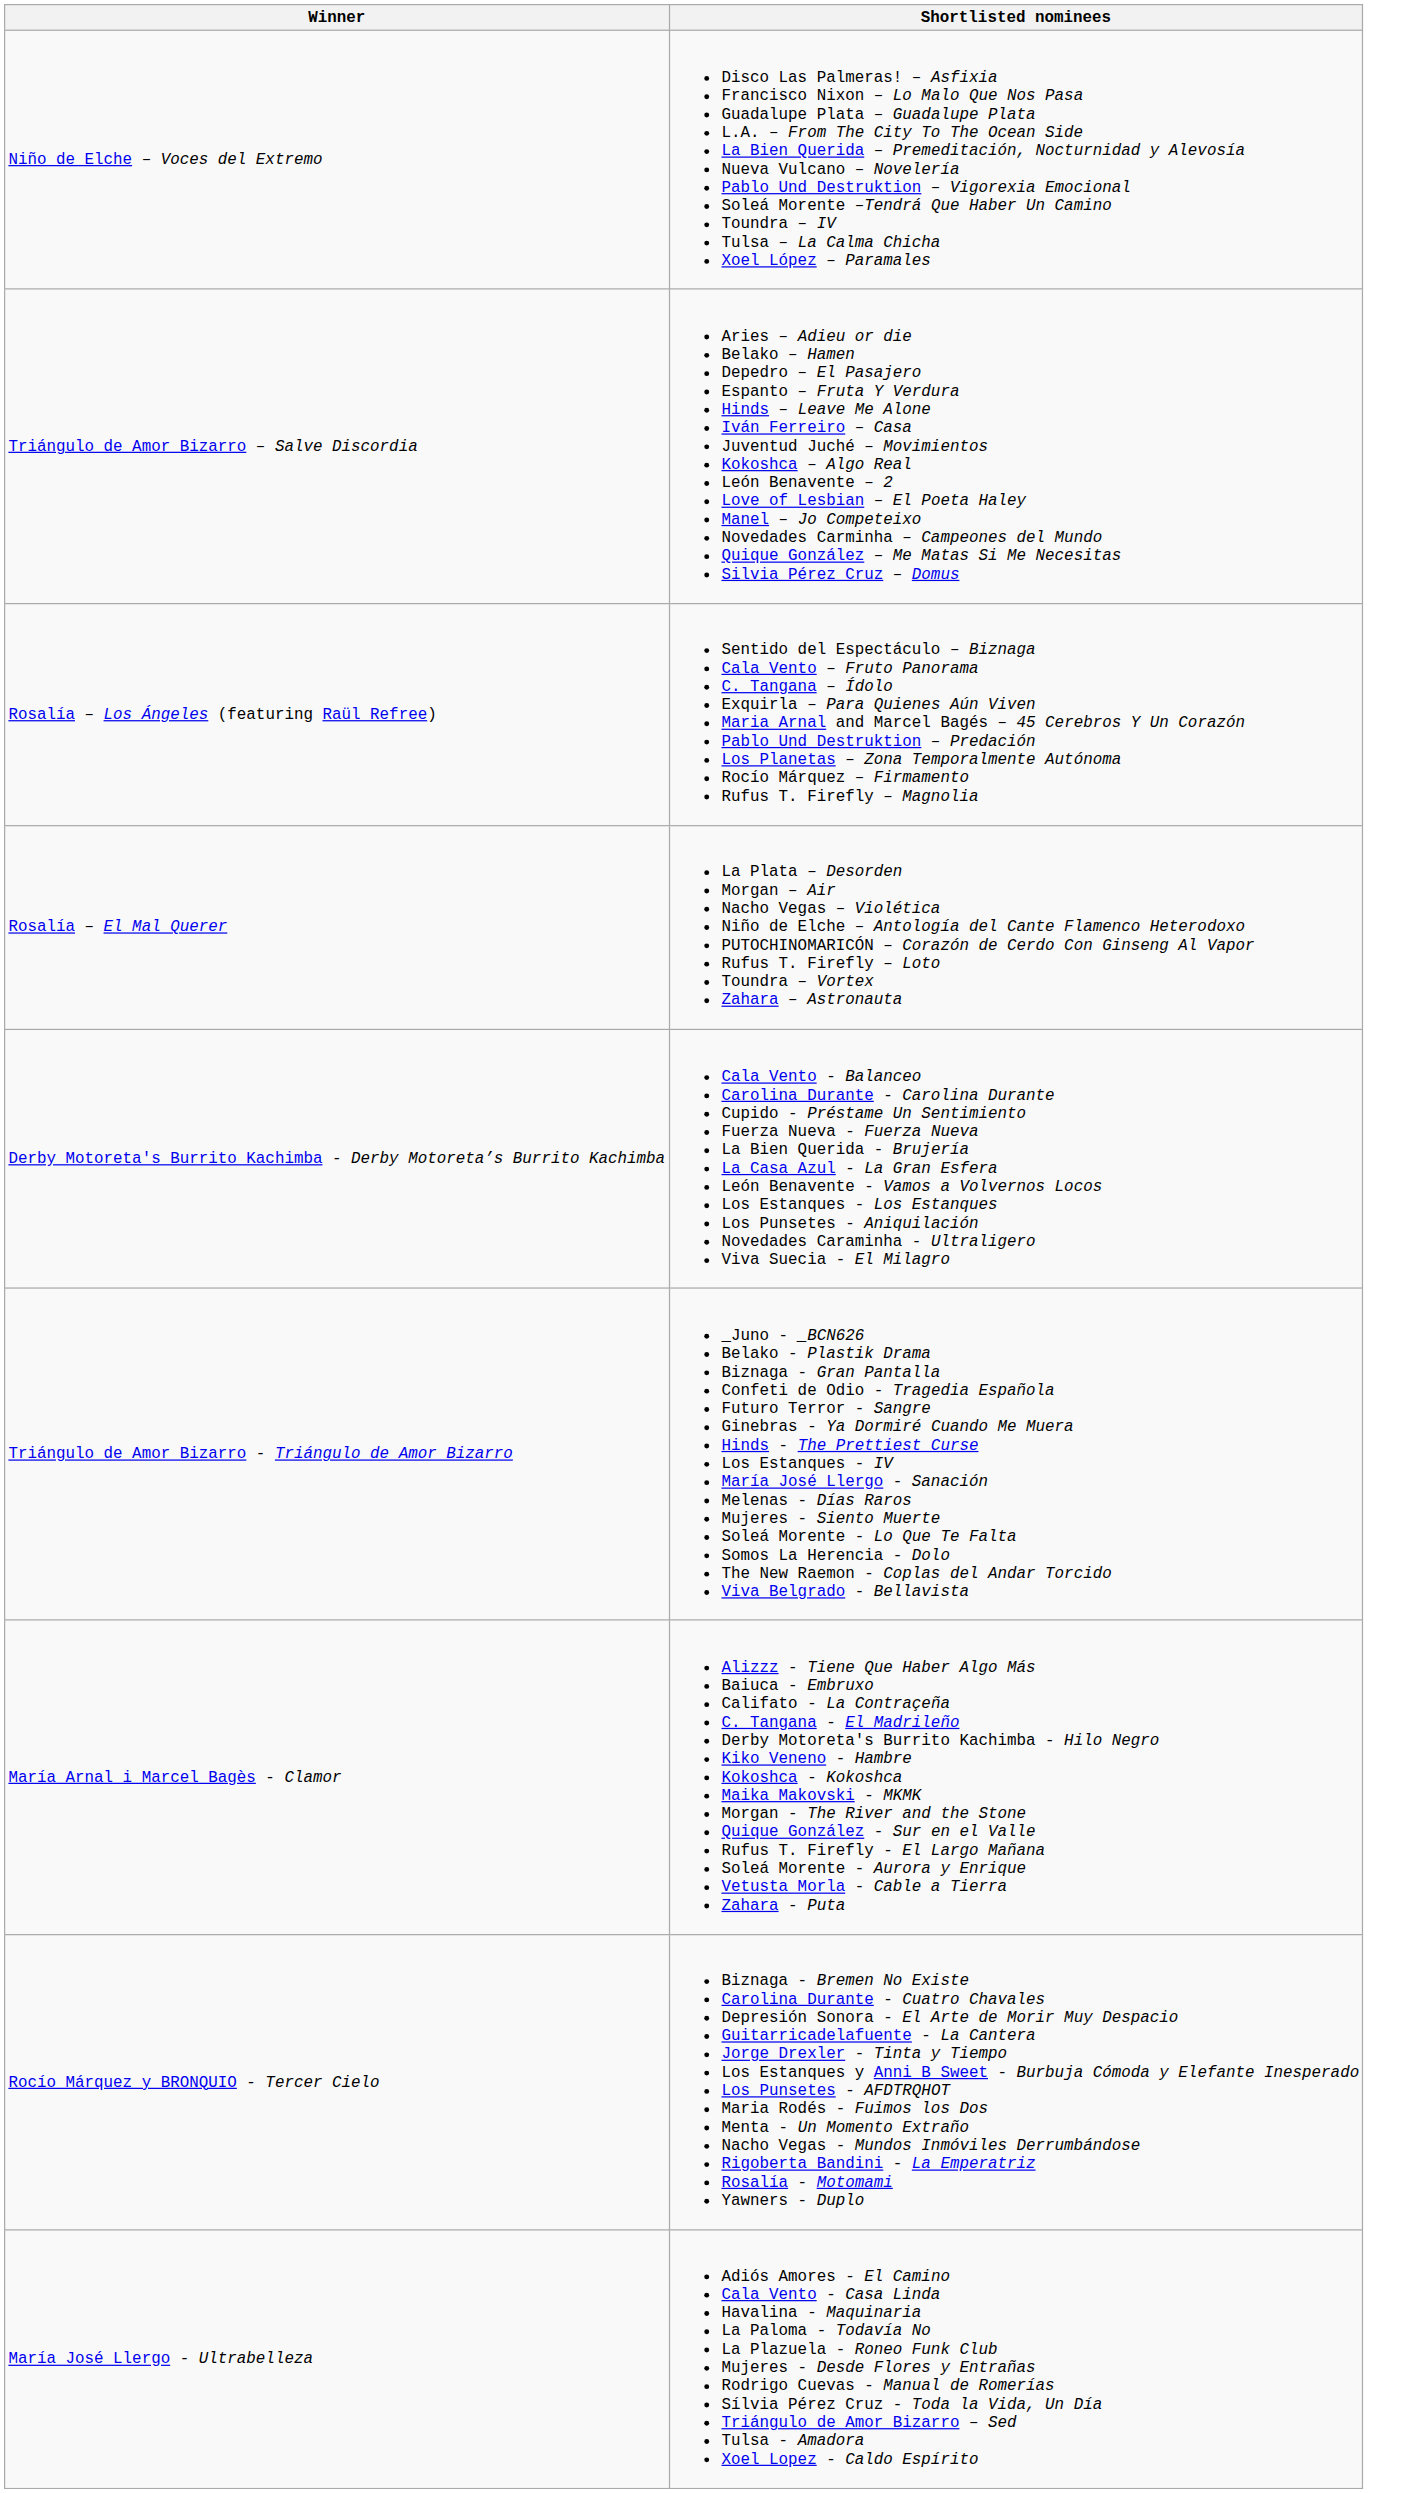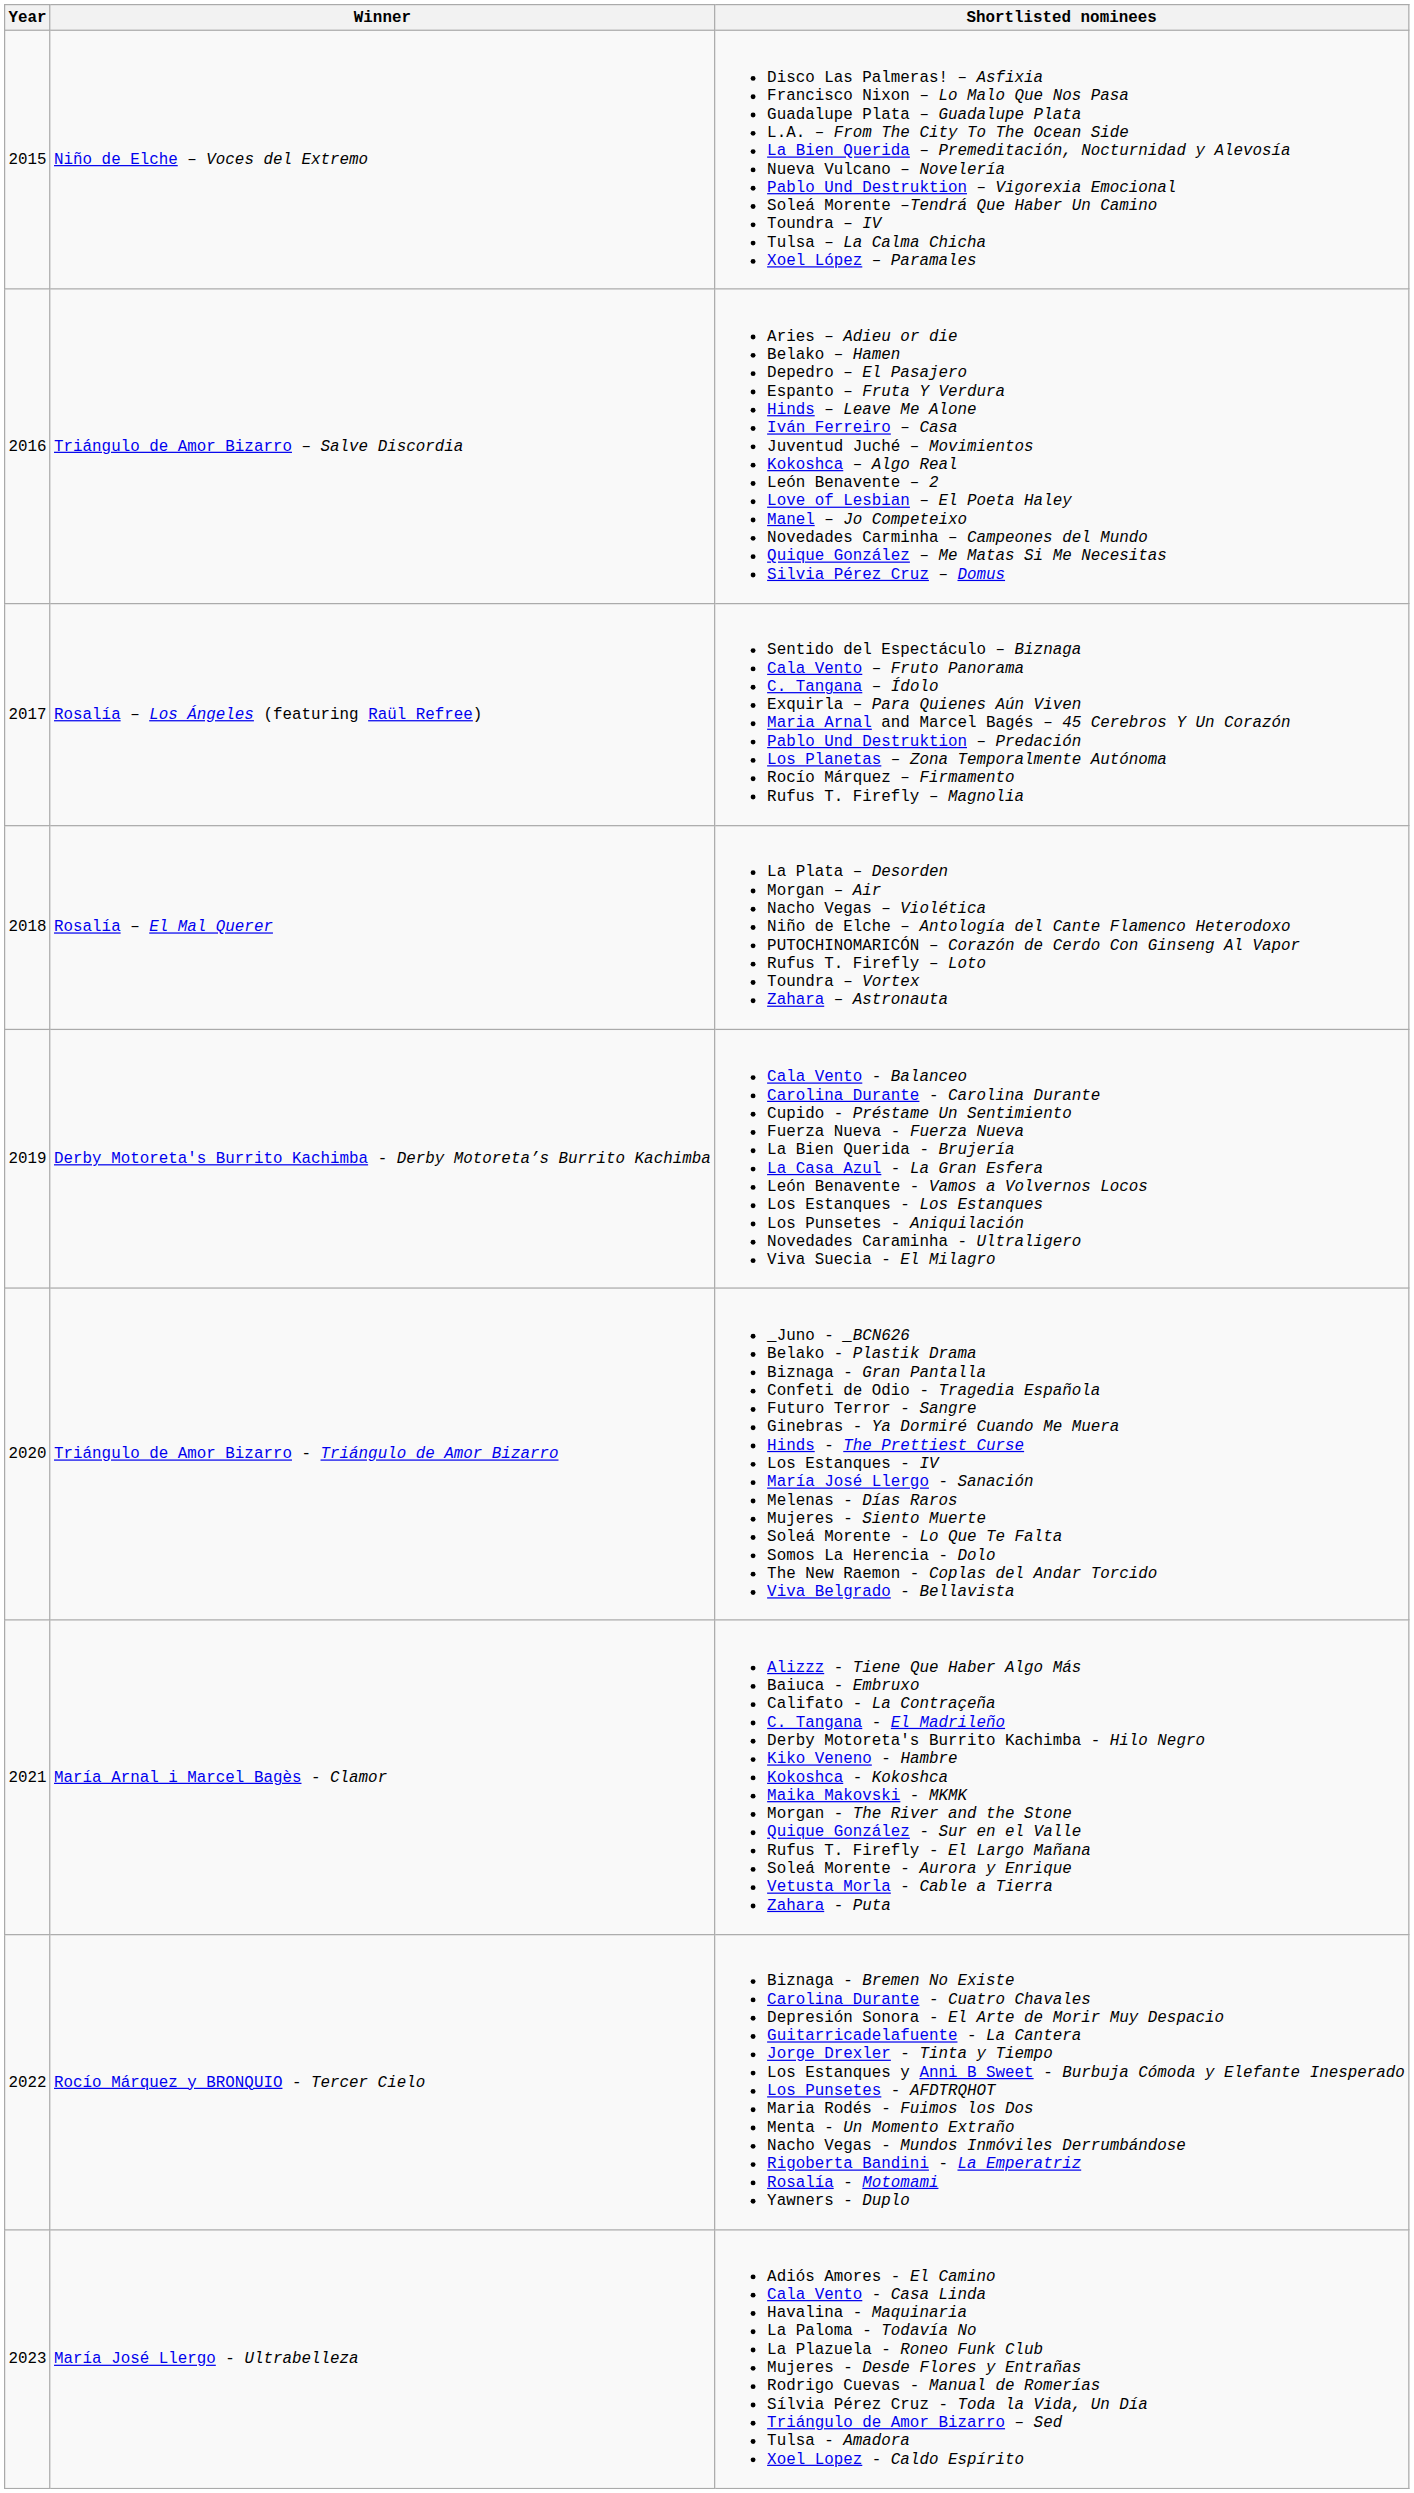+ column: (27, 18)
